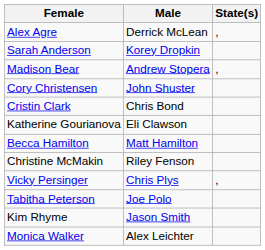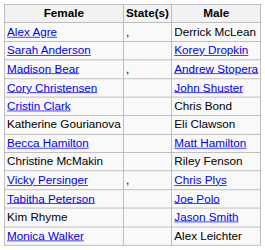columns swapped: (168, 13) <-> (237, 13)
